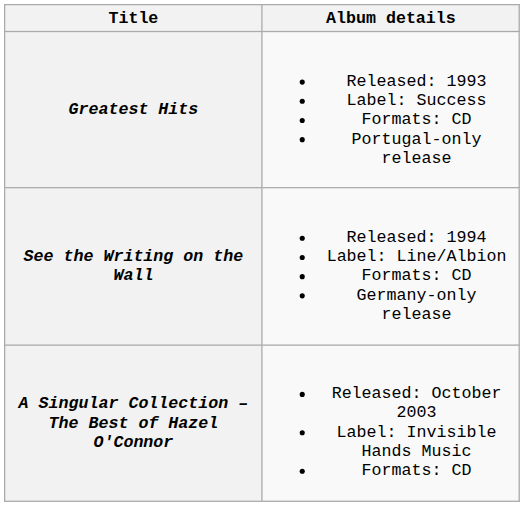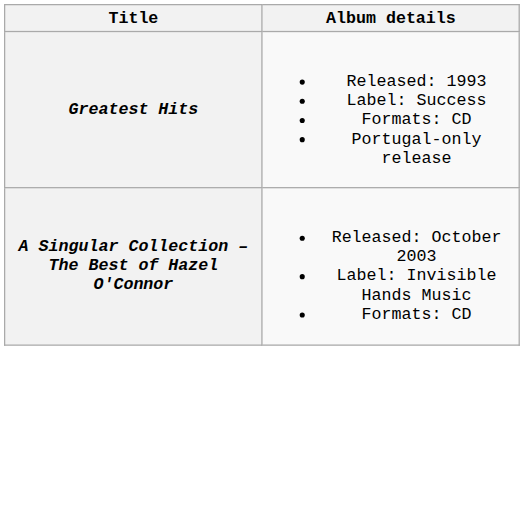- row: (133, 266)
